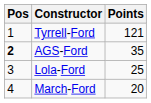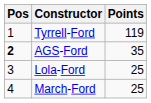(134, 33) 121 -> (134, 33) 119
(137, 89) 20 -> (137, 89) 25
